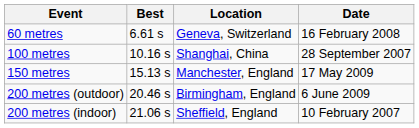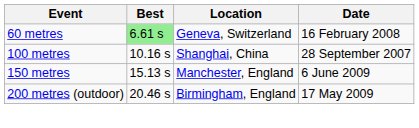(147, 34) no background -> (147, 34) lightgreen background
(337, 73) 17 May 2009 -> (336, 73) 6 June 2009
(336, 93) 6 June 2009 -> (337, 93) 17 May 2009
- row: (62, 113)
